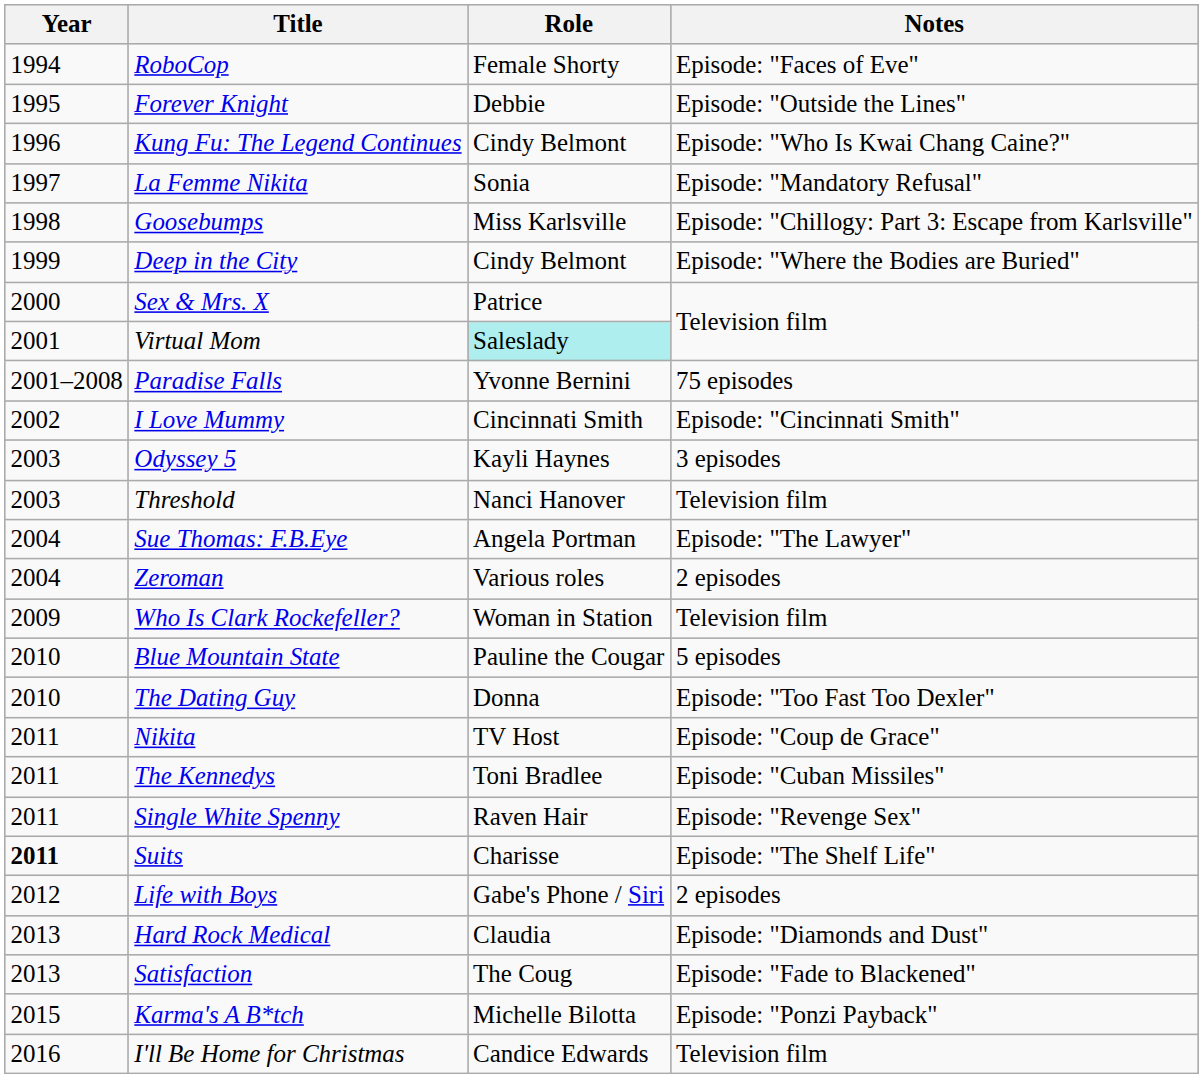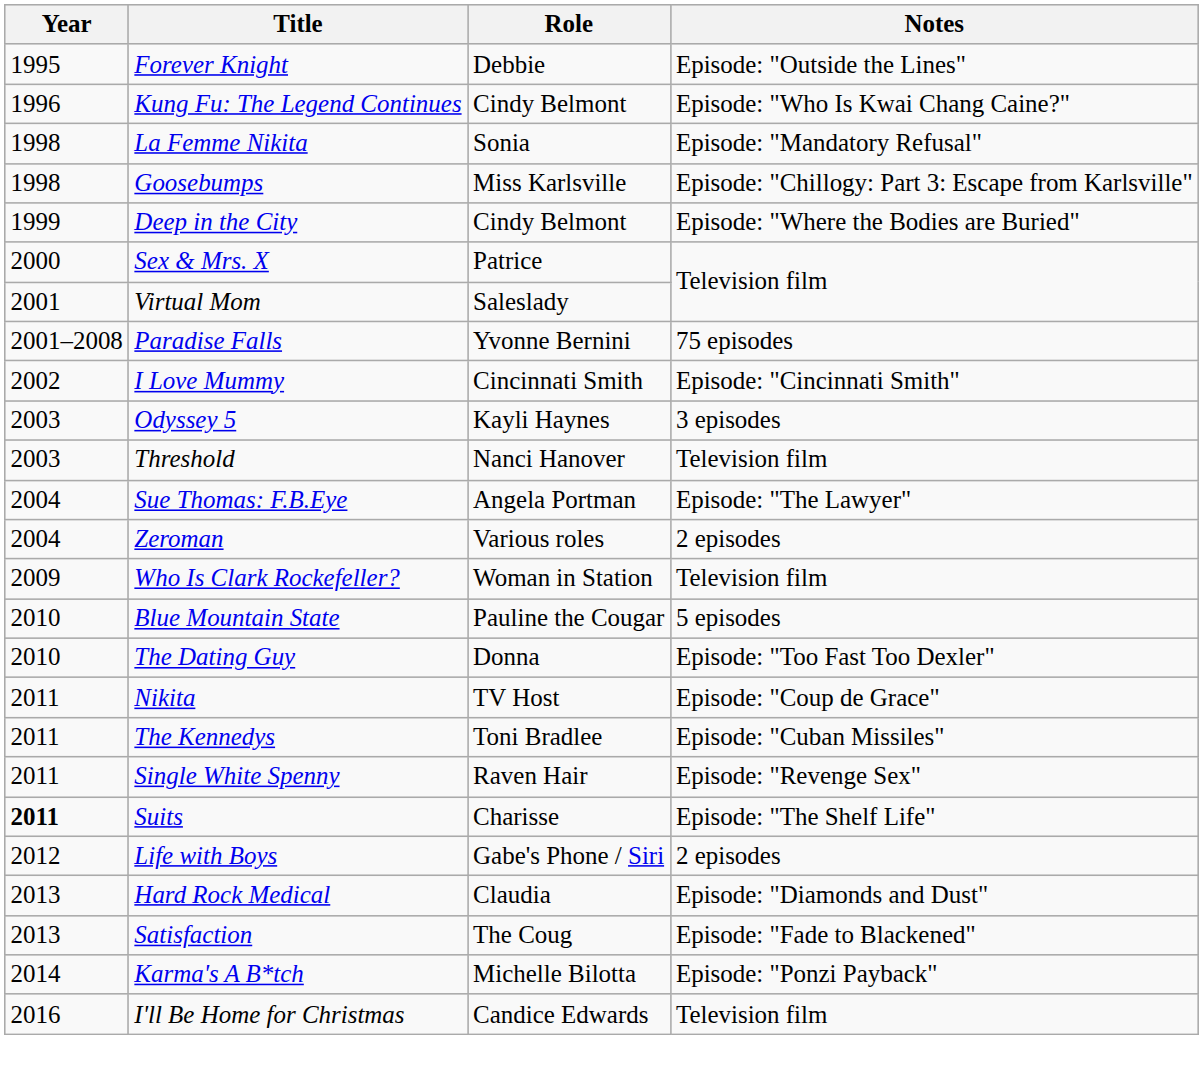- row: (182, 63)
(35, 182) 1997 -> (35, 143) 1998
(521, 340) paleturquoise background -> (521, 301) no background
(35, 1013) 2015 -> (35, 974) 2014
